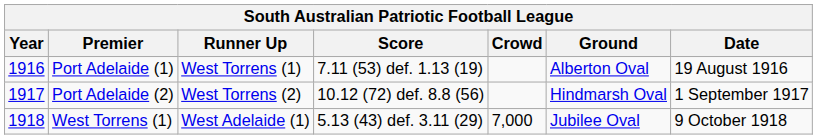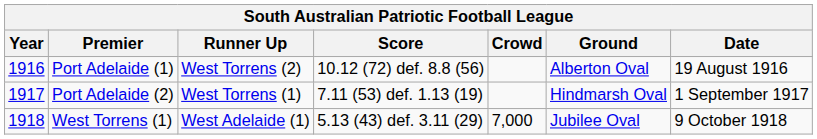(241, 69) West Torrens (1) -> (241, 69) West Torrens (2)
(400, 69) 7.11 (53) def. 1.13 (19) -> (401, 69) 10.12 (72) def. 8.8 (56)
(241, 95) West Torrens (2) -> (241, 95) West Torrens (1)
(401, 95) 10.12 (72) def. 8.8 (56) -> (400, 95) 7.11 (53) def. 1.13 (19)
